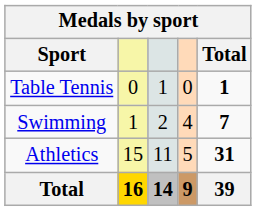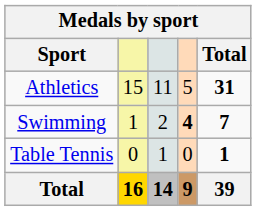rows swapped: (62, 155) <-> (62, 88)
(188, 121) normal -> (188, 121) bold
